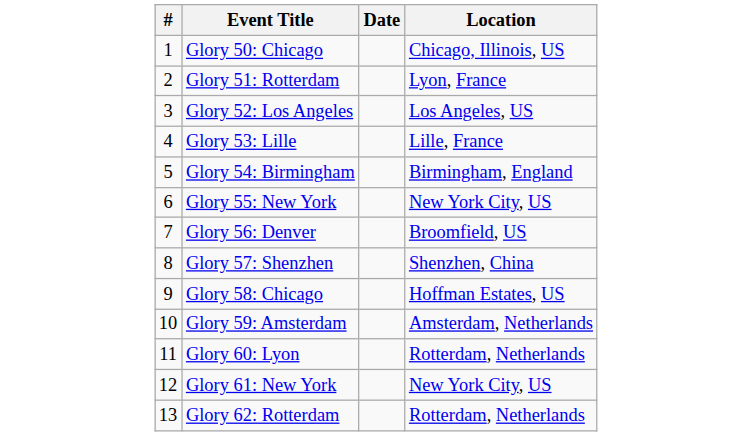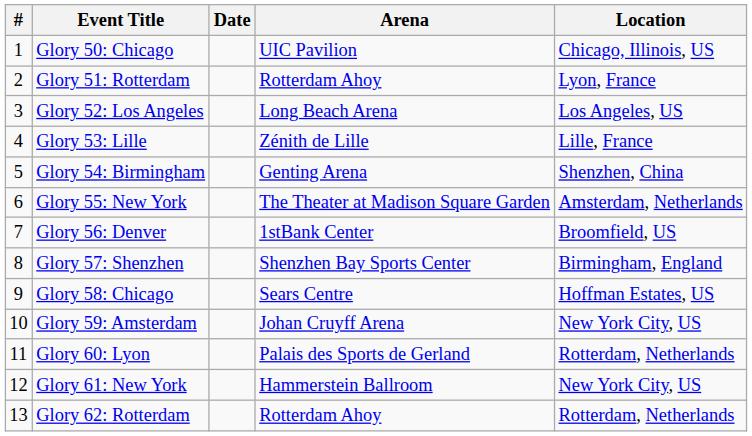+ column: (405, 20)
(491, 172) Birmingham, England -> (621, 172) Shenzhen, China
(480, 202) New York City, US -> (651, 202) Amsterdam, Netherlands
(471, 263) Shenzhen, China -> (640, 263) Birmingham, England
(501, 324) Amsterdam, Netherlands -> (630, 324) New York City, US
